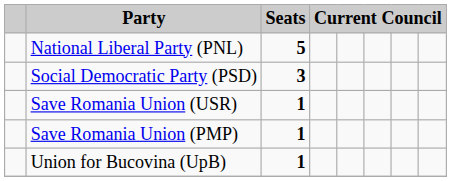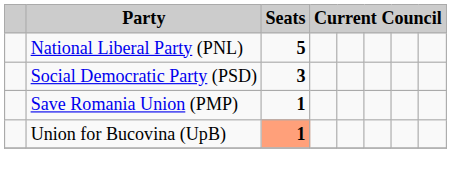- row: (134, 104)
(301, 162) no background -> (301, 133) lightsalmon background
